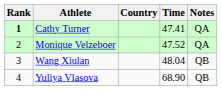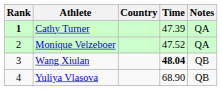(174, 28) 47.41 -> (174, 28) 47.39
(174, 61) normal -> (174, 61) bold
